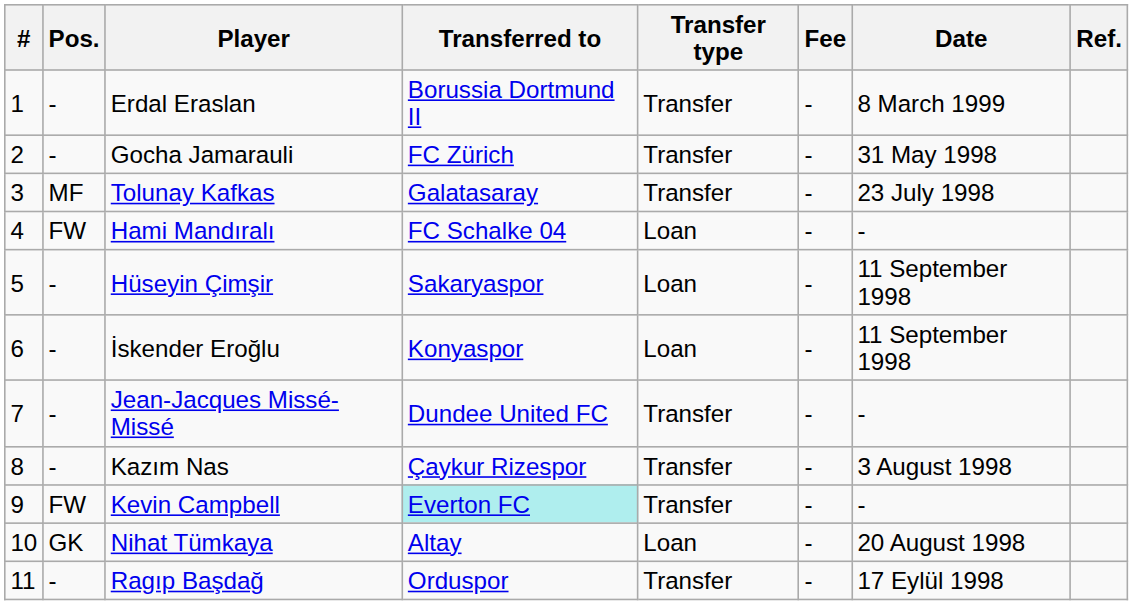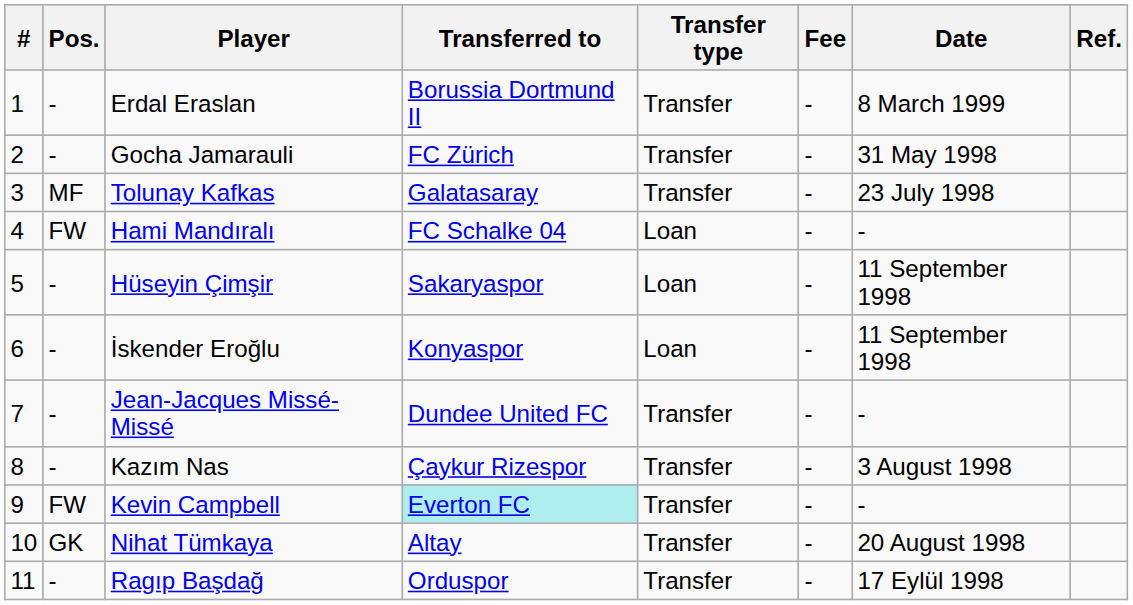(670, 542) Loan -> (688, 542) Transfer
